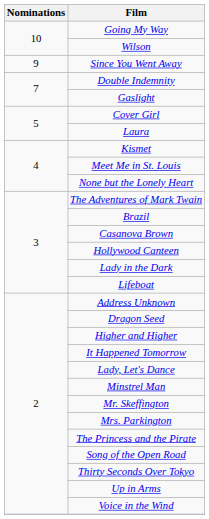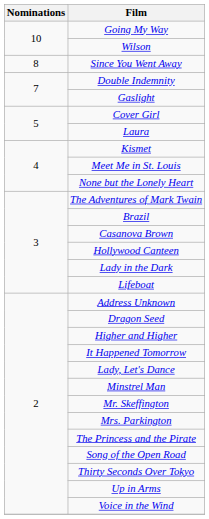(36, 64) 9 -> (36, 64) 8
